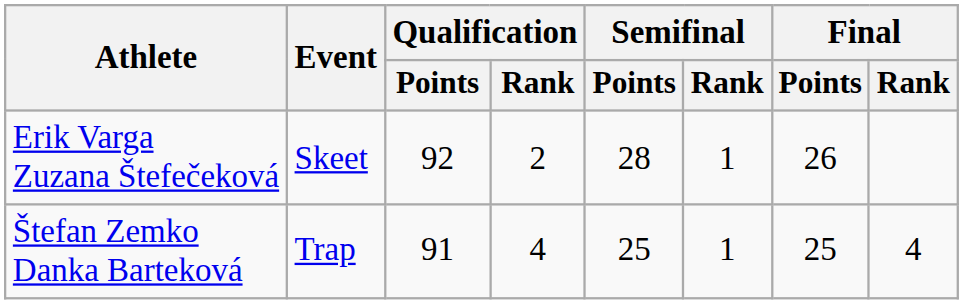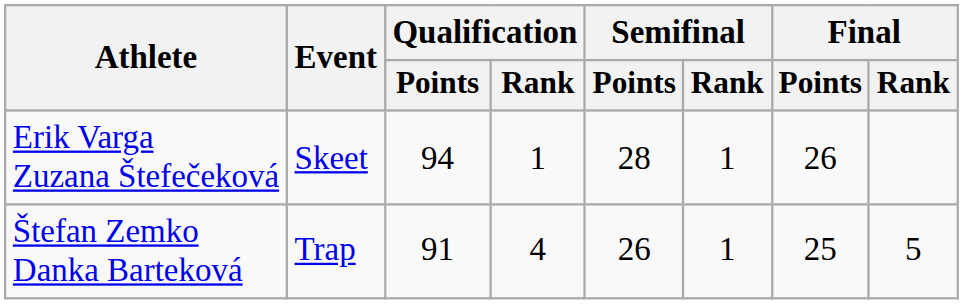(438, 157) 92 -> (438, 157) 94
(538, 157) 2 -> (538, 157) 1
(634, 250) 25 -> (634, 250) 26
(913, 250) 4 -> (913, 250) 5
